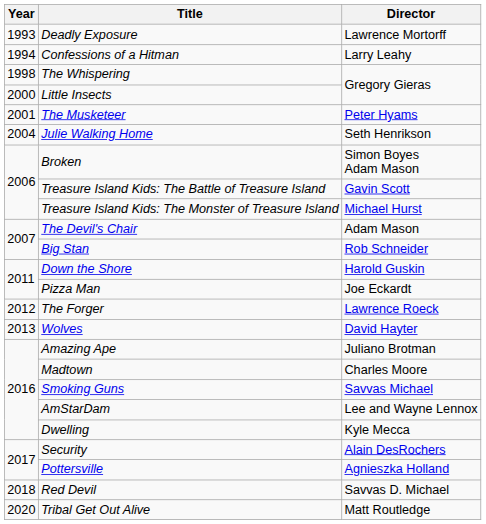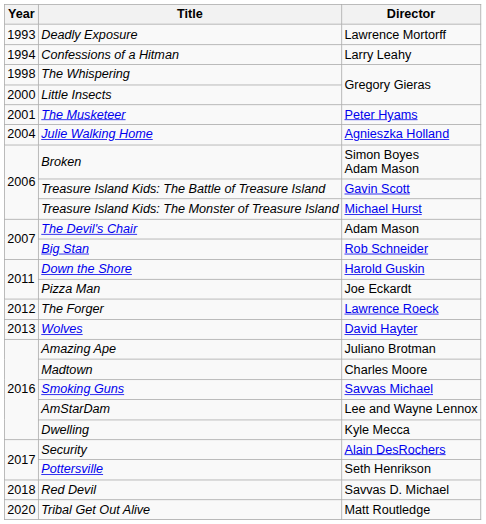(388, 134) Seth Henrikson -> (397, 134) Agnieszka Holland
(397, 469) Agnieszka Holland -> (388, 469) Seth Henrikson
